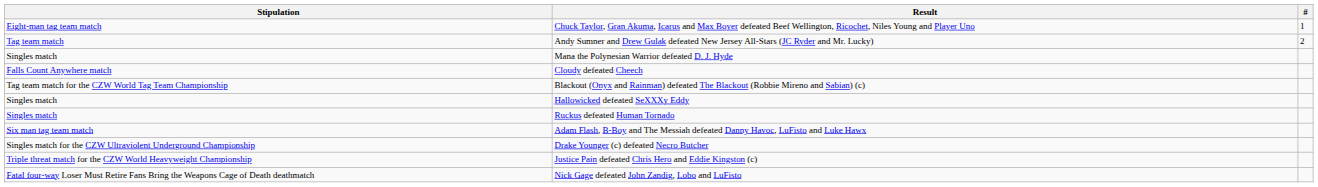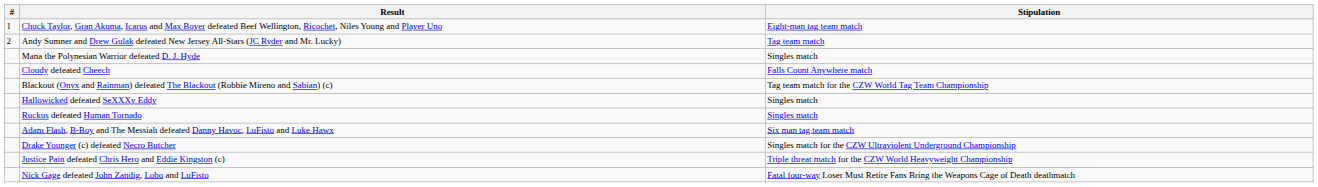columns swapped: (1305, 11) <-> (278, 11)
